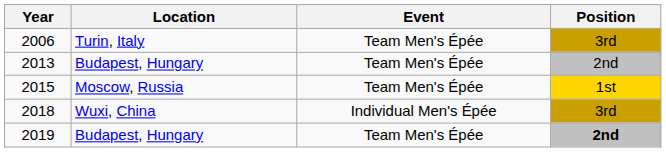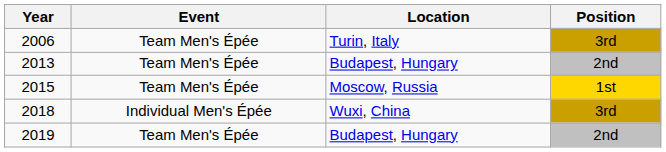columns swapped: (184, 17) <-> (424, 17)
(606, 135) bold -> (606, 135) normal
